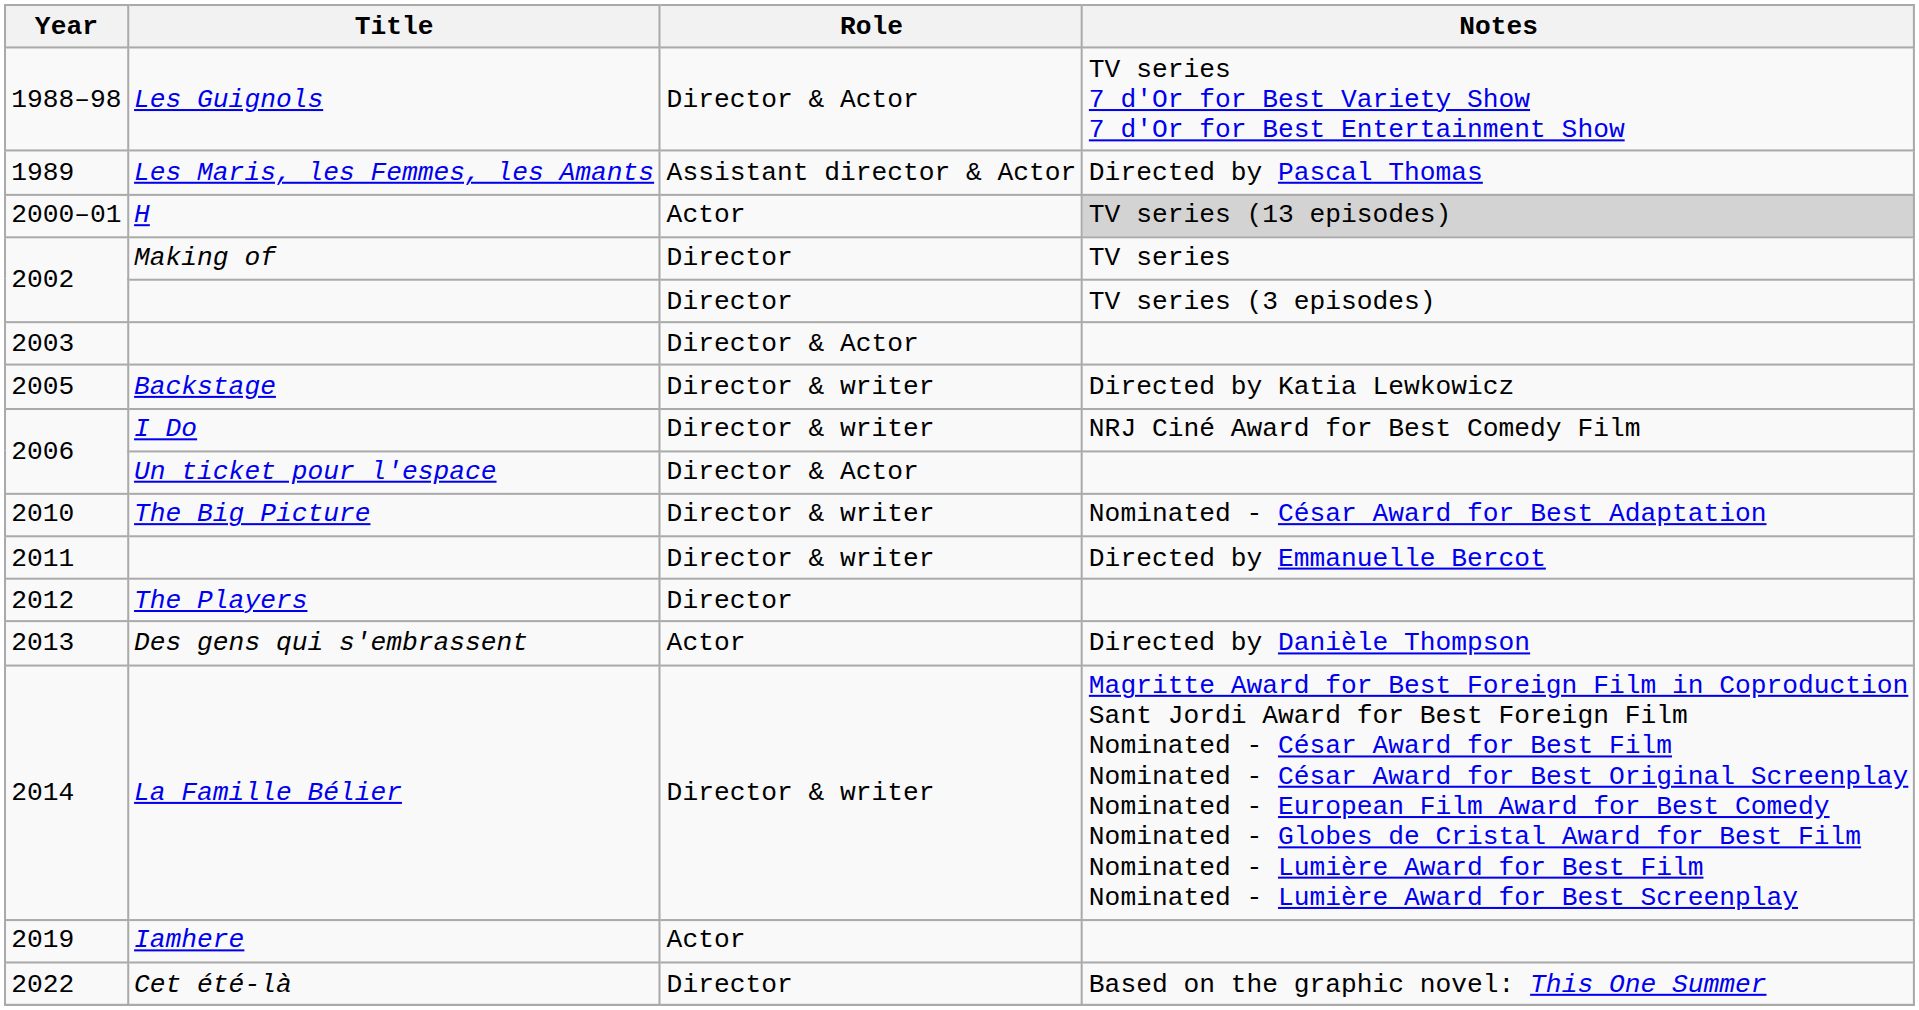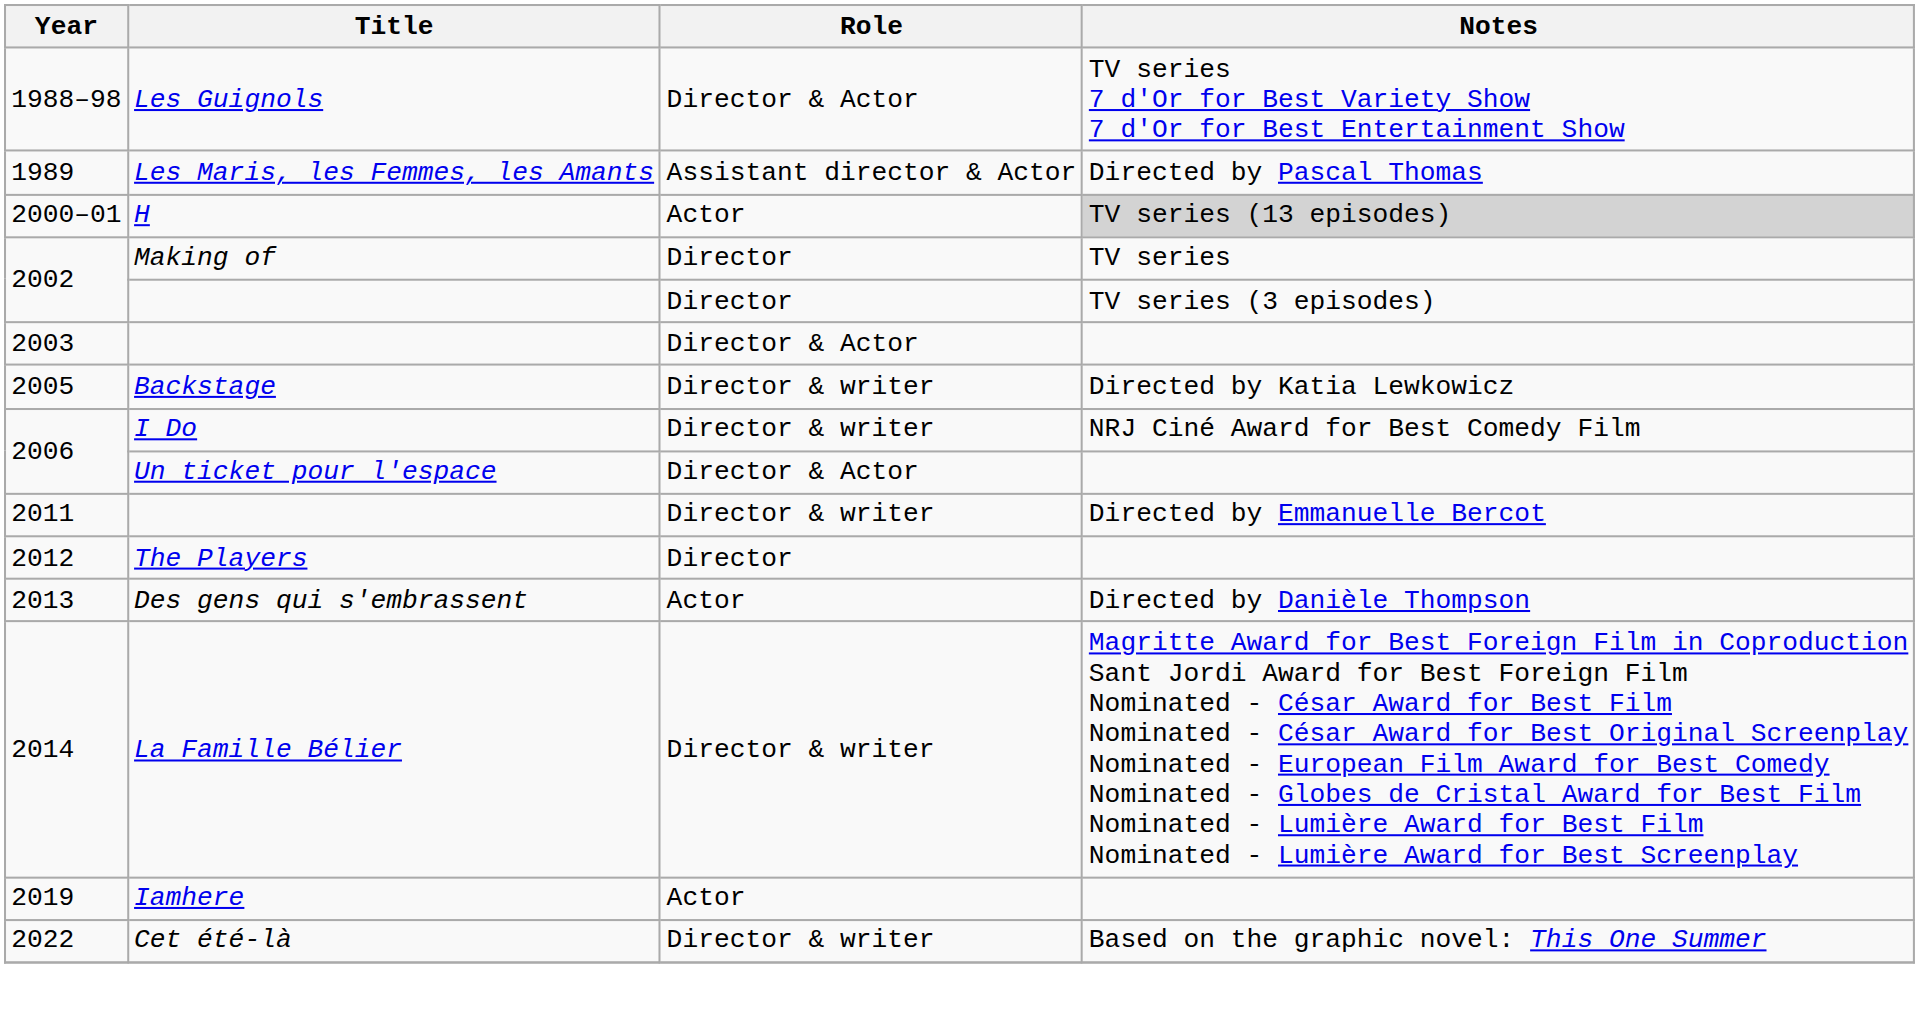- row: (43, 515)
(730, 984) Director -> (801, 941) Director & writer
